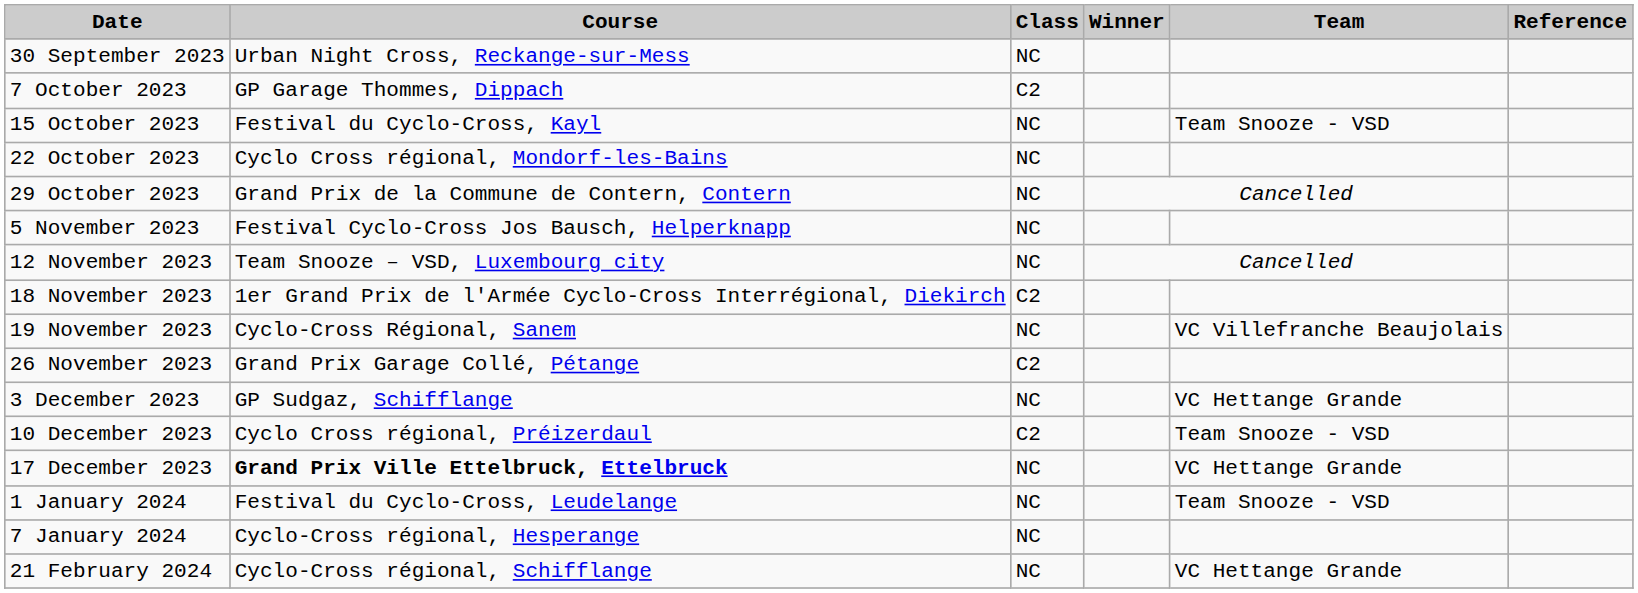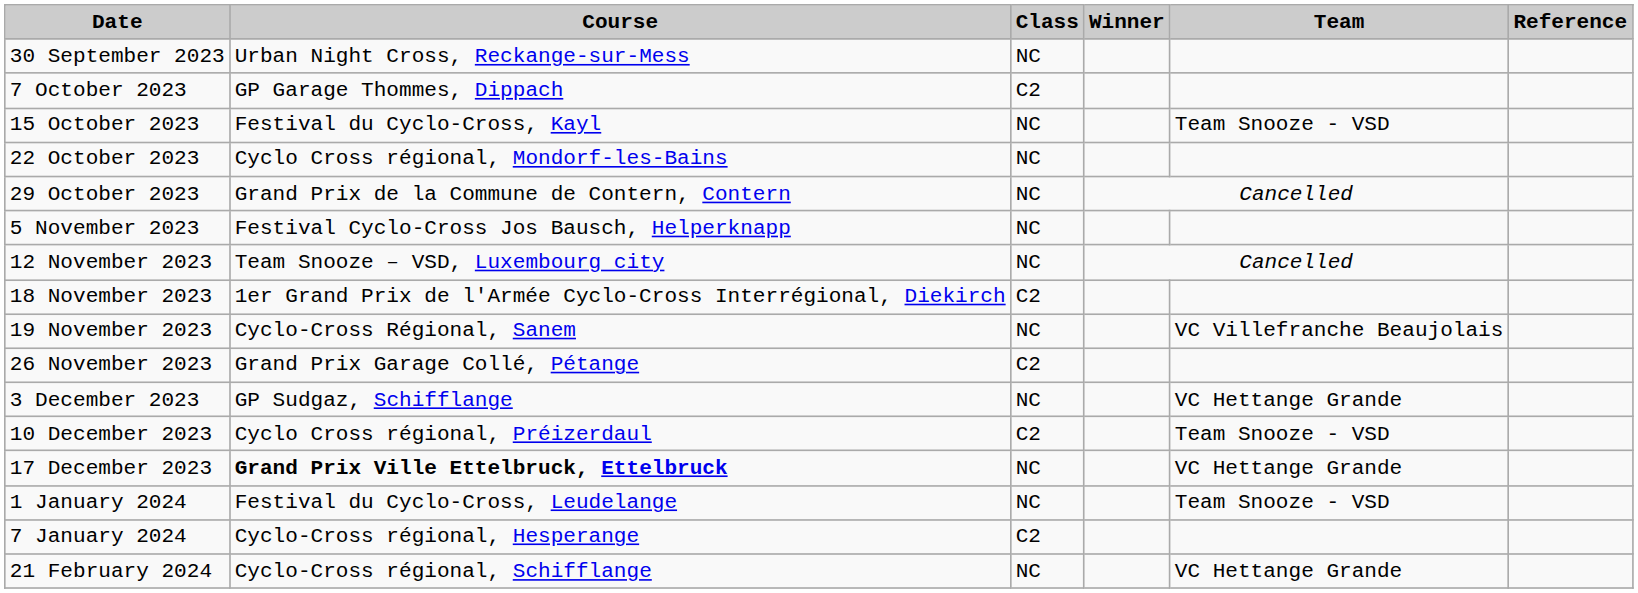(1028, 537) NC -> (1028, 537) C2
